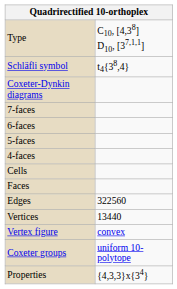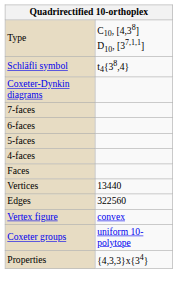- row: (17, 171)
rows swapped: (19, 201) <-> (23, 217)
